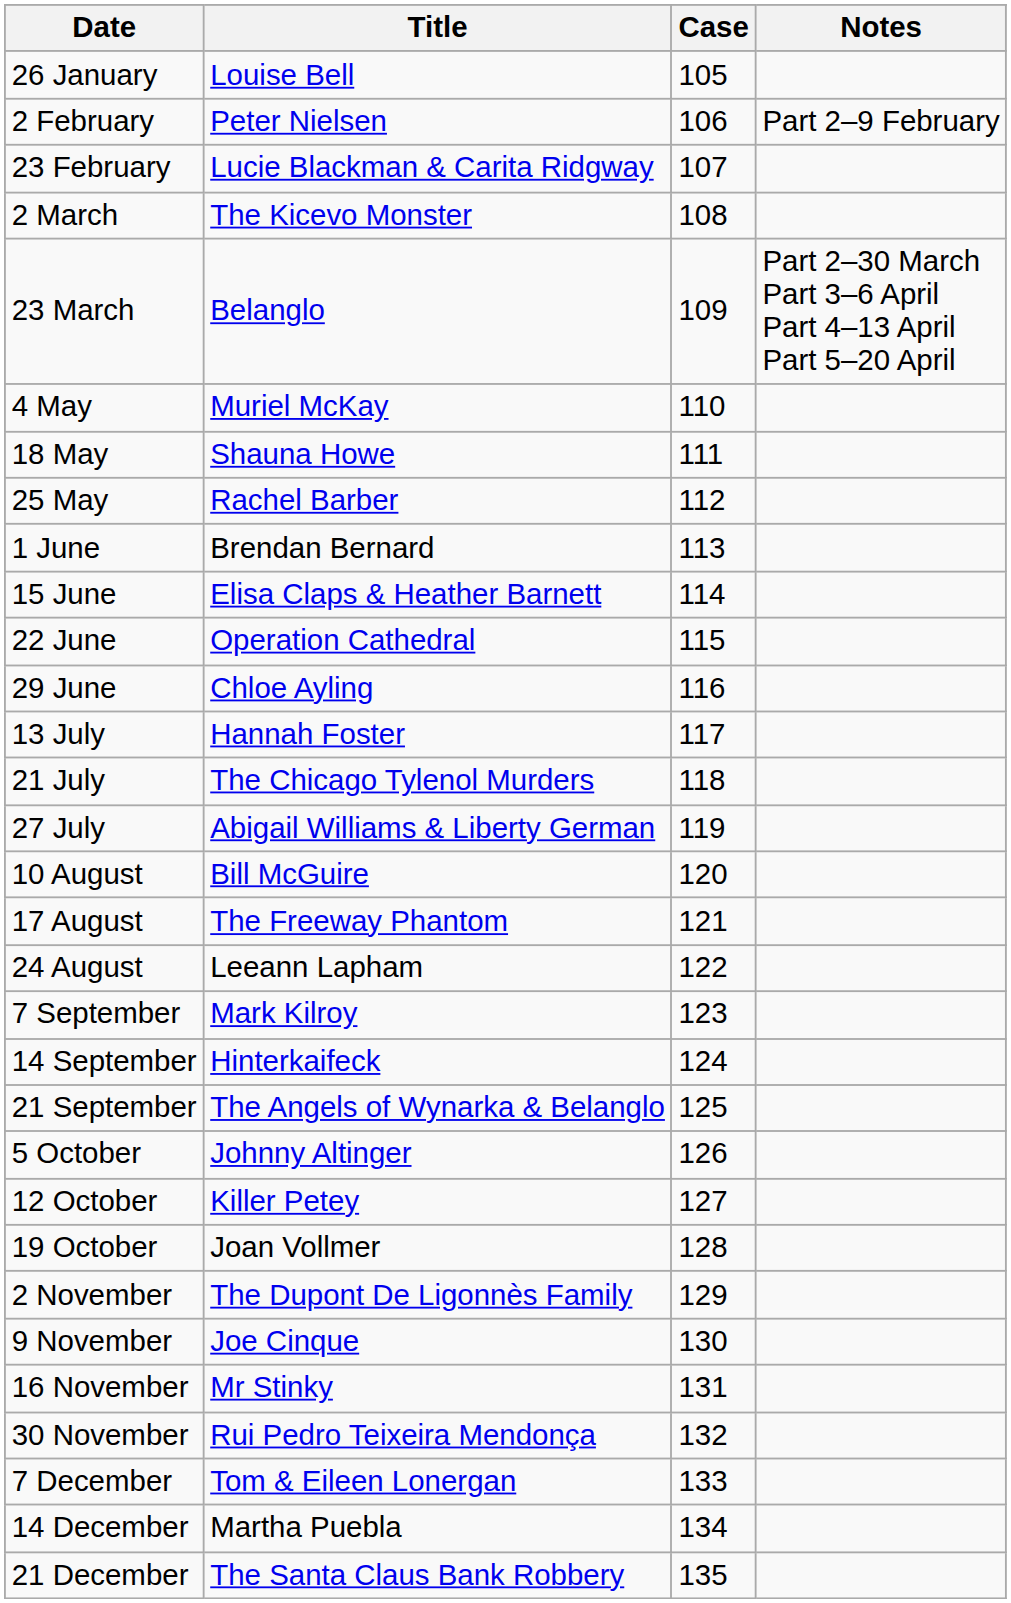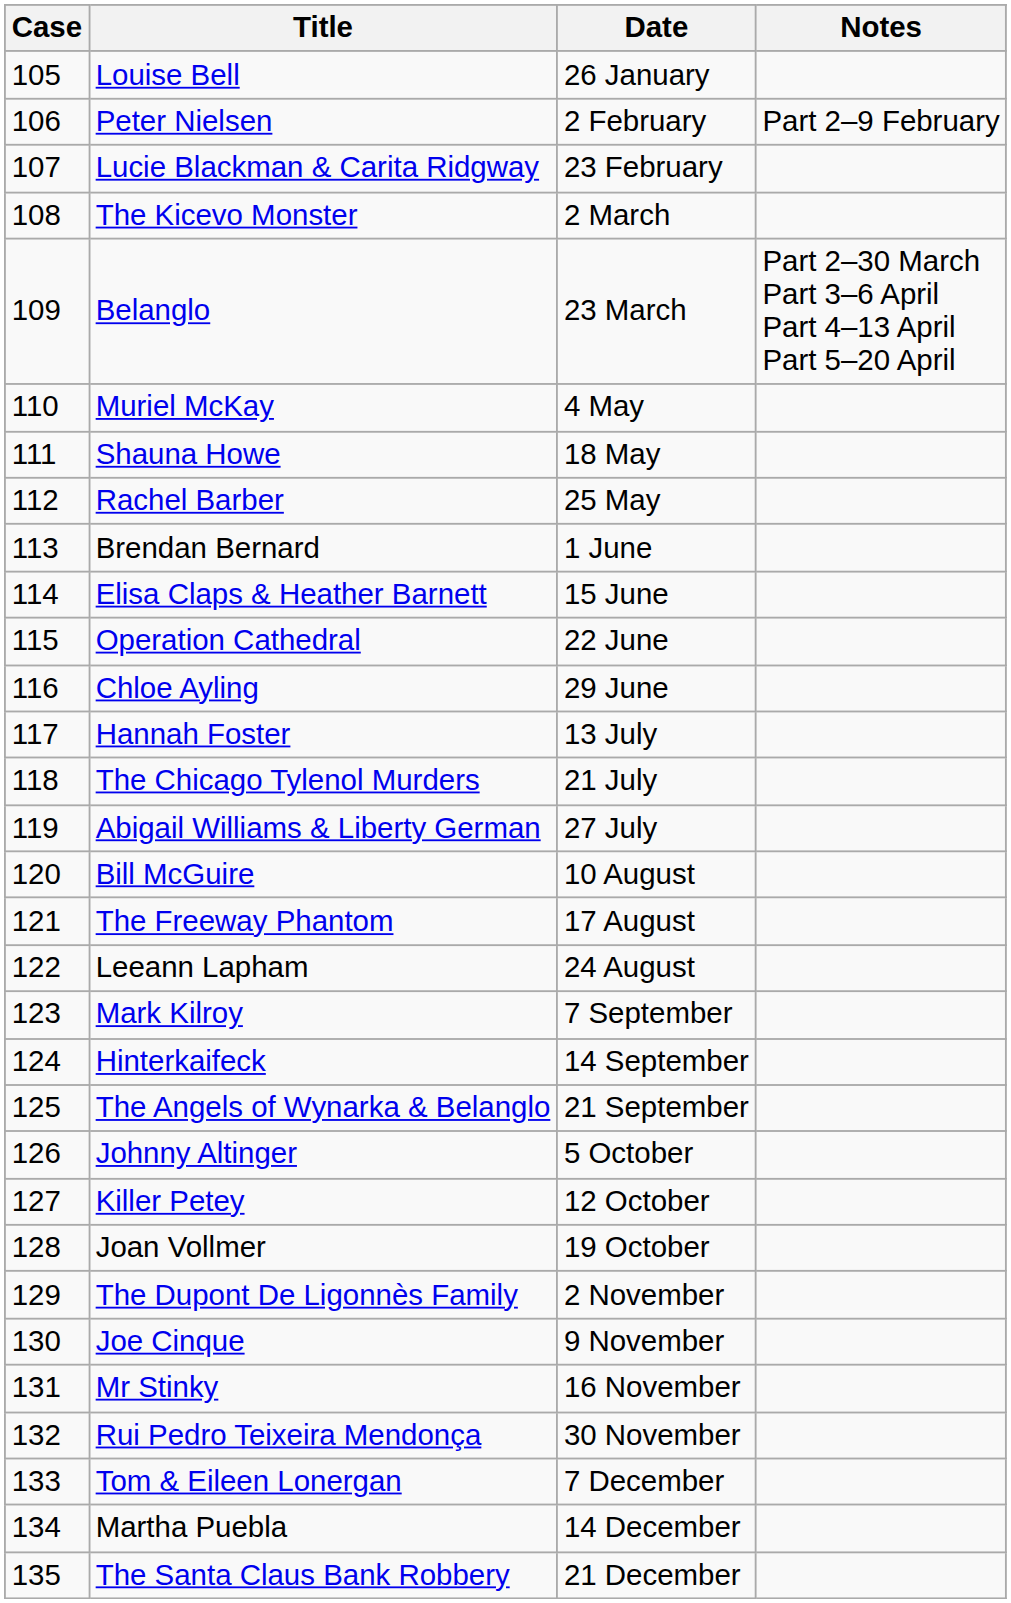columns swapped: (714, 27) <-> (104, 27)
